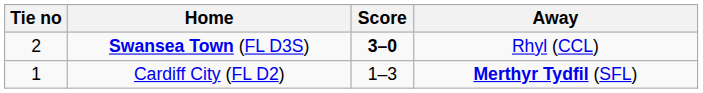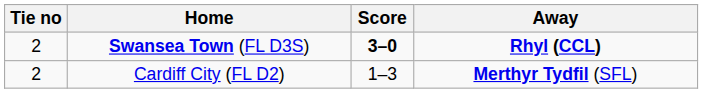(555, 46) normal -> (555, 46) bold
(36, 74) 1 -> (36, 74) 2
